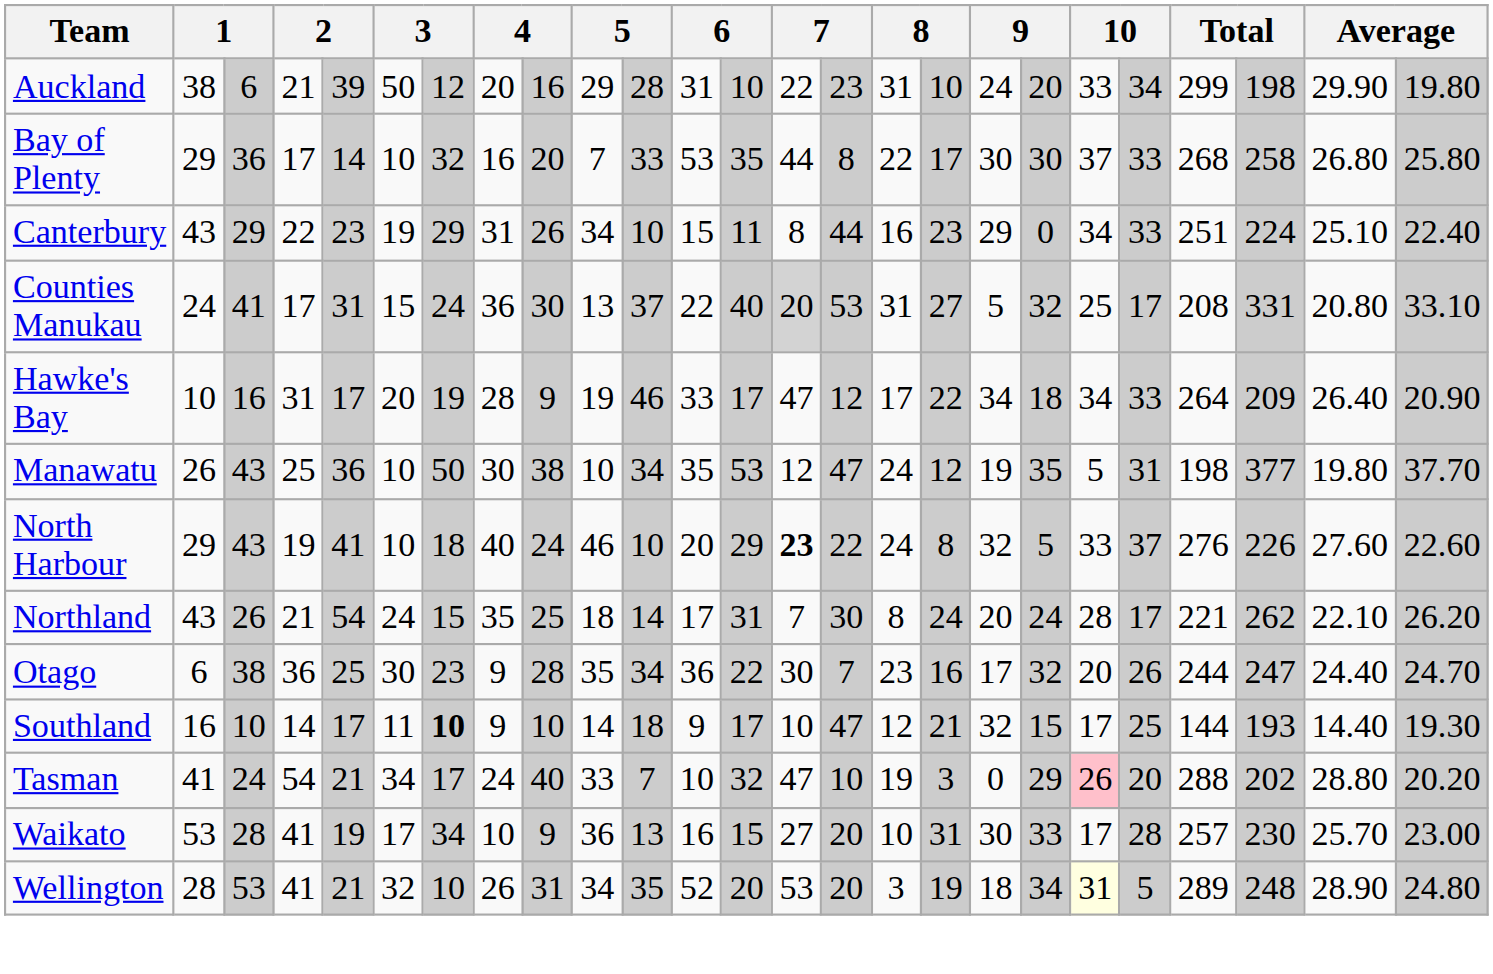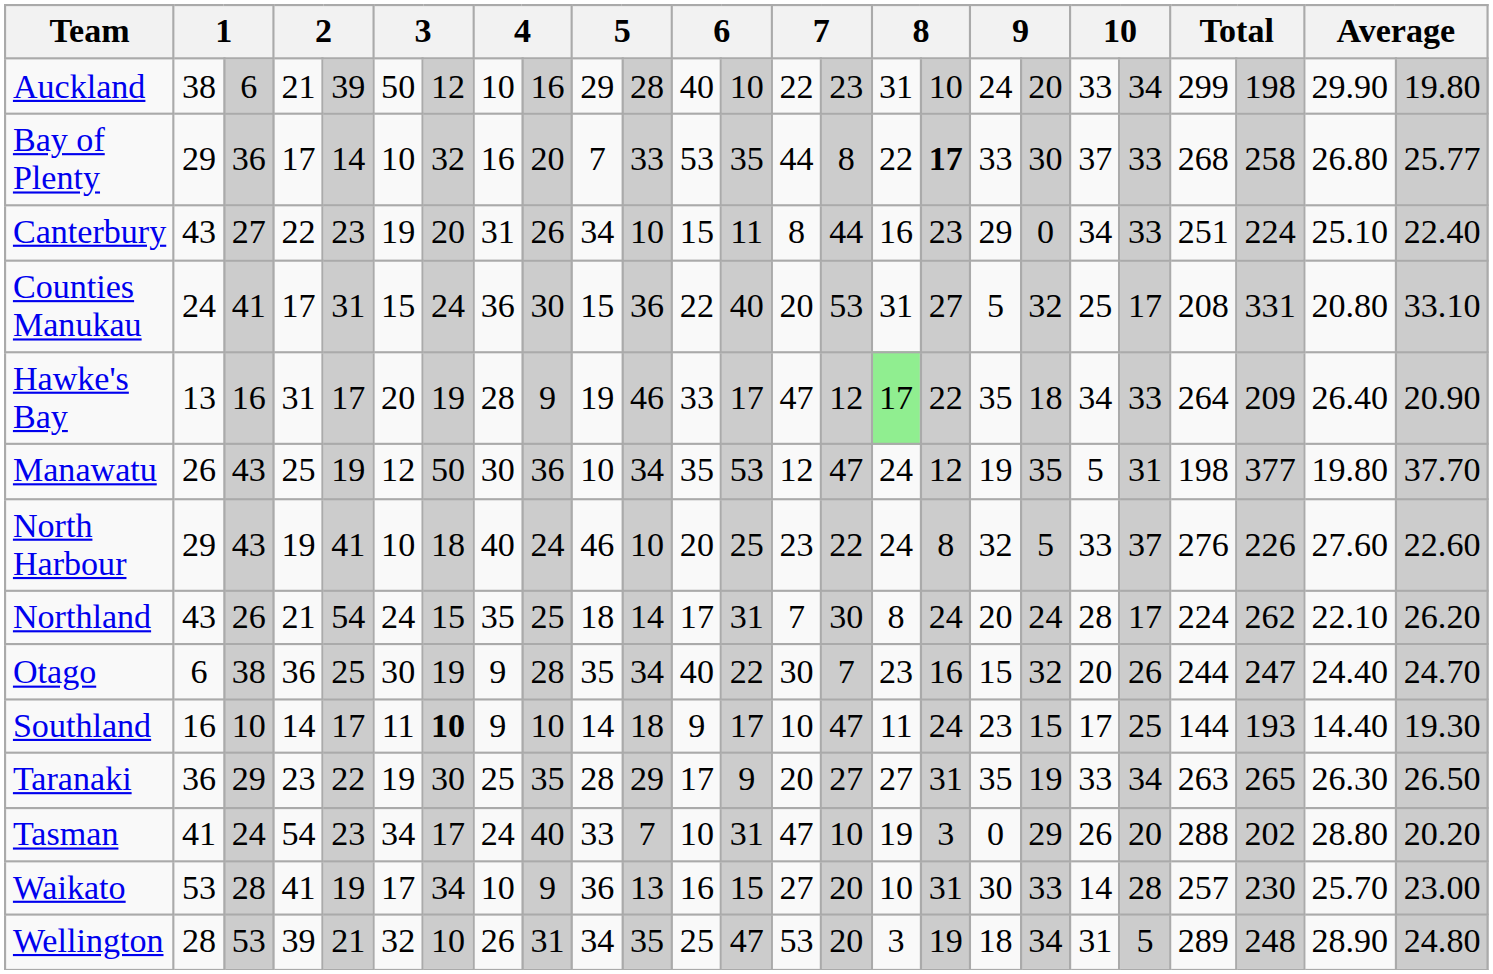(498, 85) 20 -> (498, 85) 10
(697, 85) 31 -> (697, 85) 40
(946, 158) normal -> (946, 158) bold
(996, 158) 30 -> (996, 158) 33
(1442, 158) 25.80 -> (1442, 158) 25.77
(249, 232) 29 -> (249, 232) 27
(448, 232) 29 -> (448, 232) 20
(597, 305) 13 -> (597, 305) 15
(647, 305) 37 -> (647, 305) 36
(796, 305) lightgrey background -> (796, 305) no background
(199, 397) 10 -> (199, 397) 13
(896, 397) no background -> (896, 397) lightgreen background
(996, 397) 34 -> (996, 397) 35
(348, 470) 36 -> (348, 470) 19
(398, 470) 10 -> (398, 470) 12
(548, 470) 38 -> (548, 470) 36
(747, 544) 29 -> (747, 544) 25
(796, 544) bold -> (796, 544) normal
(1203, 617) 221 -> (1203, 617) 224
(448, 671) 23 -> (448, 671) 19
(697, 671) 36 -> (697, 671) 40
(996, 671) 17 -> (996, 671) 15
(896, 725) 12 -> (896, 725) 11
(946, 725) 21 -> (946, 725) 24
(996, 725) 32 -> (996, 725) 23
+ row: (72, 779)
(348, 779) 21 -> (348, 833) 23
(747, 779) 32 -> (747, 833) 31
(1095, 779) pink background -> (1095, 833) no background
(1095, 833) 17 -> (1095, 887) 14
(299, 887) 41 -> (299, 941) 39
(697, 887) 52 -> (697, 941) 25
(747, 887) 20 -> (747, 941) 47
(1095, 887) lightyellow background -> (1095, 941) no background
